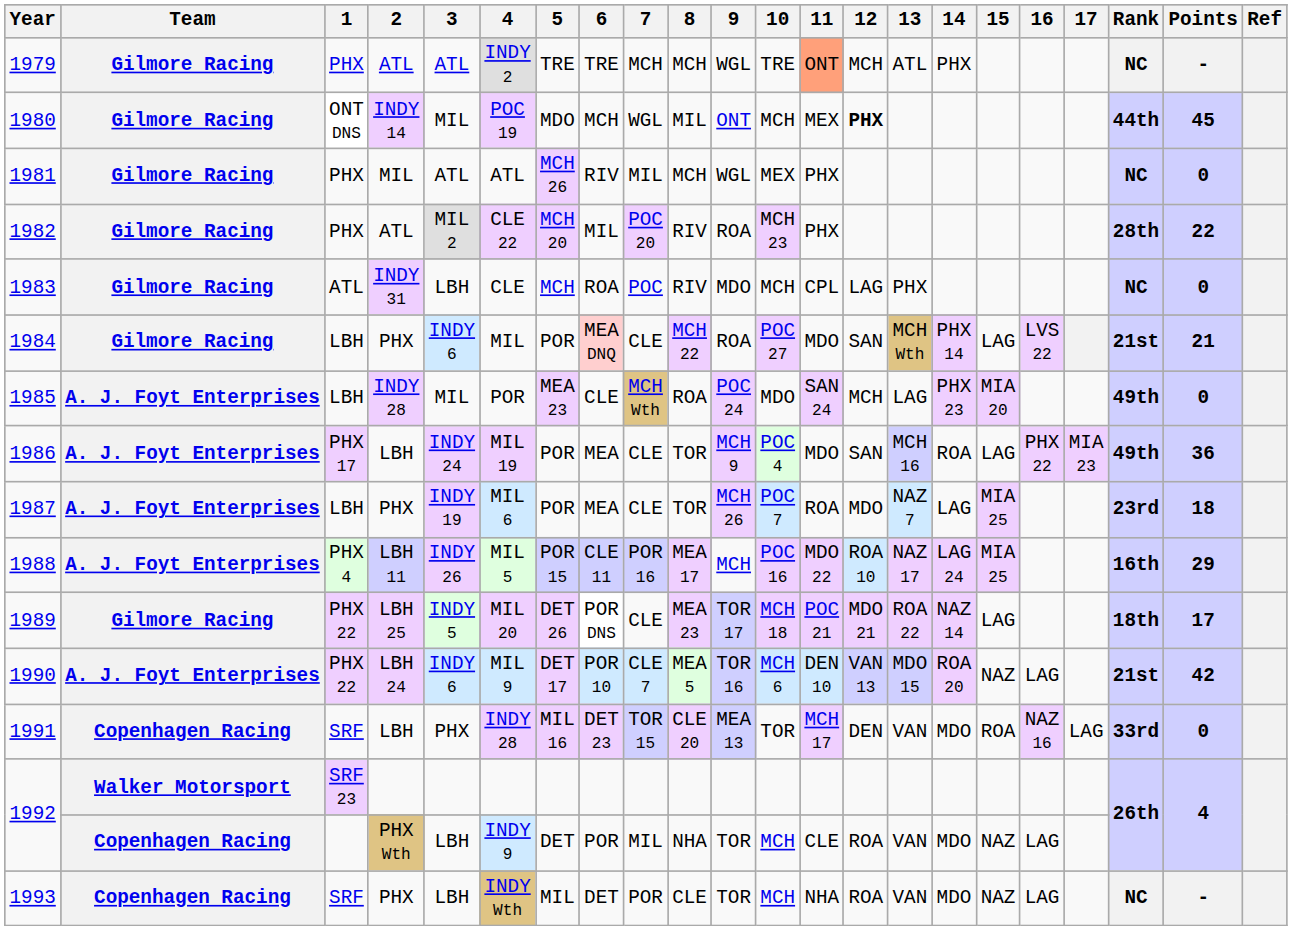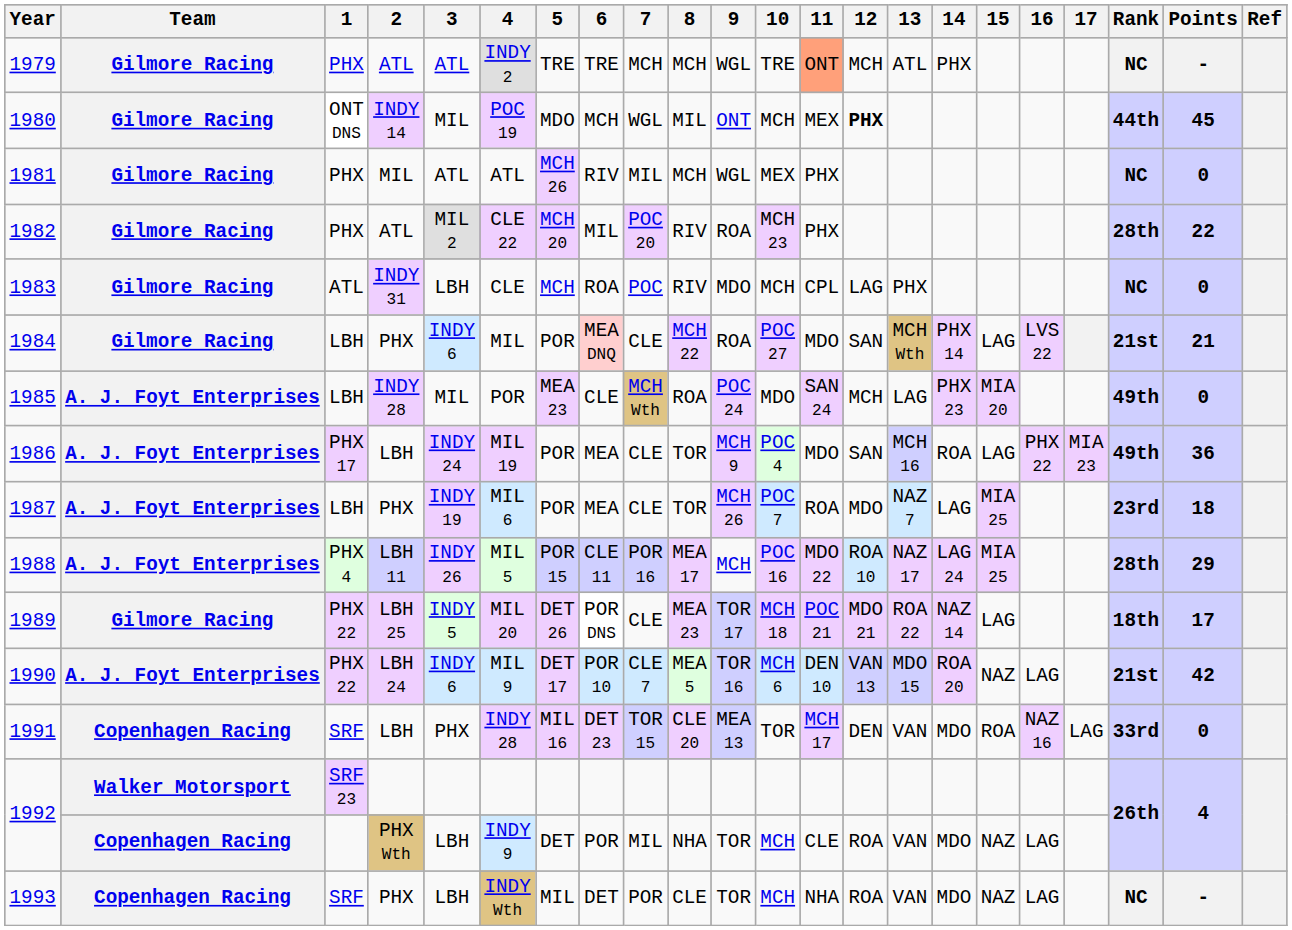(1136, 565) 16th -> (1136, 565) 28th
